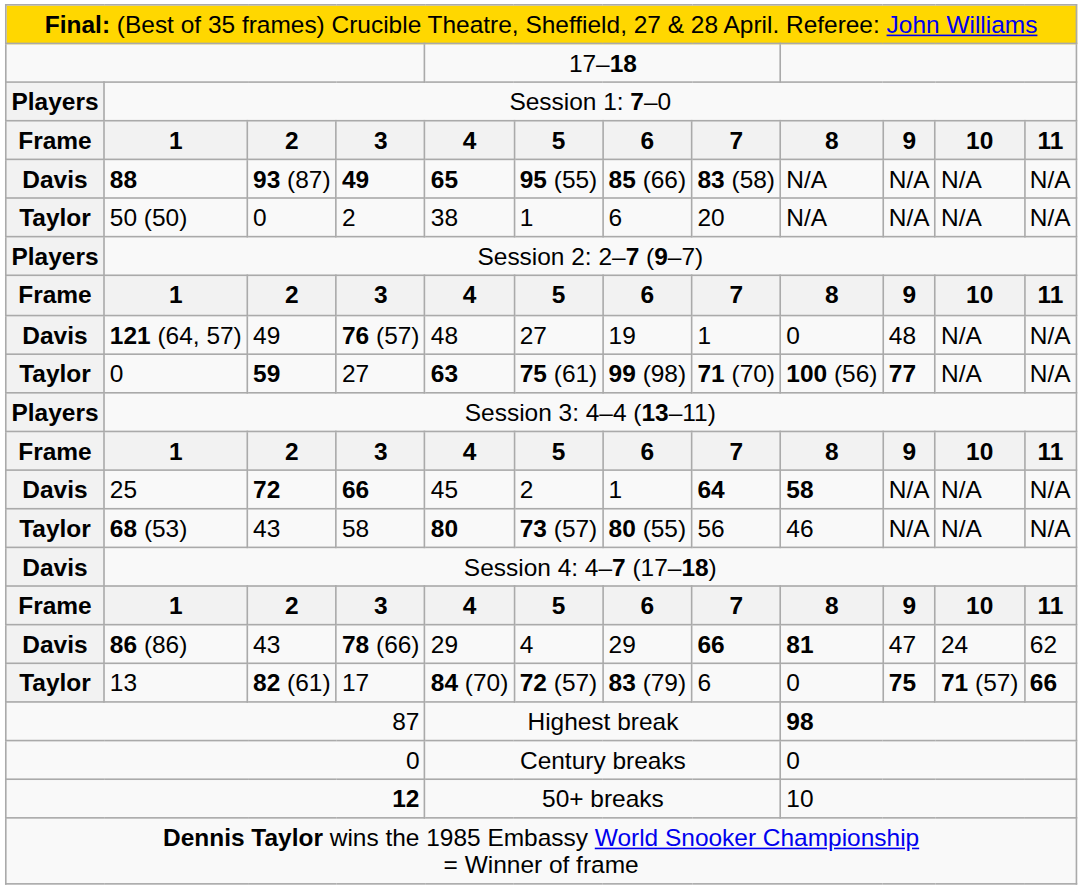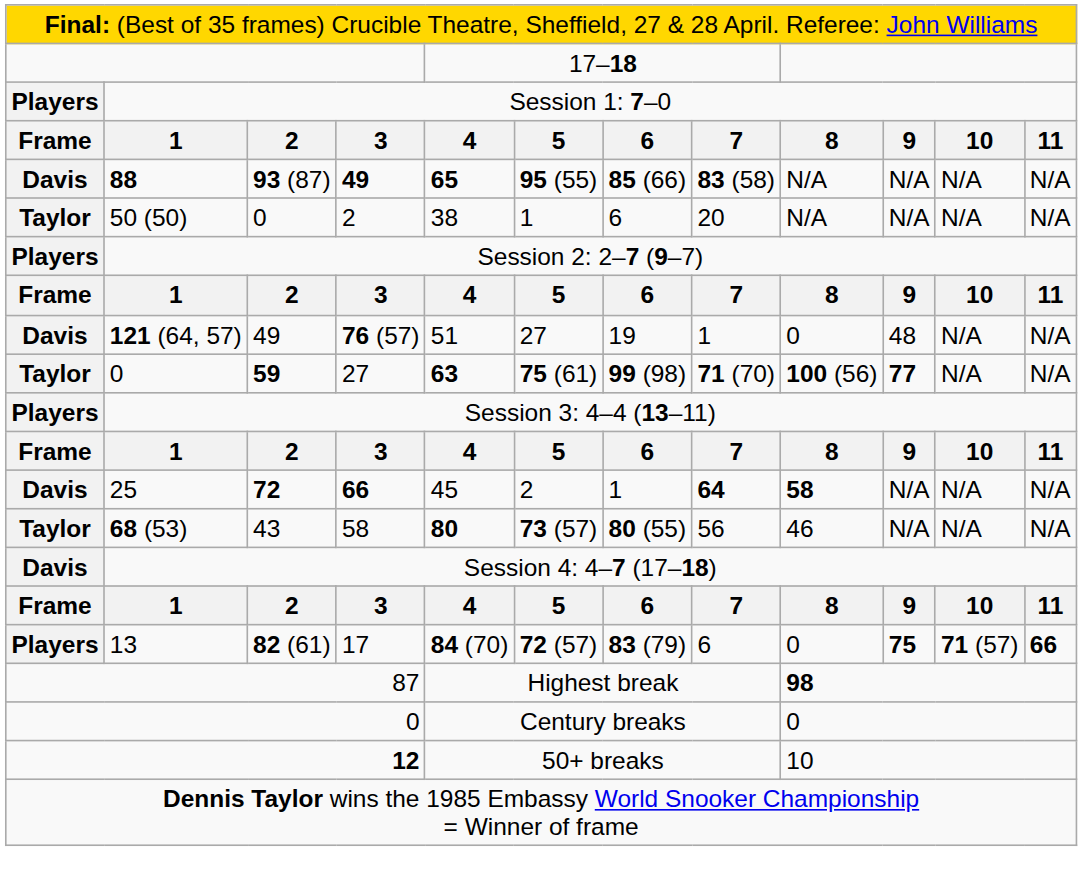(444, 334) 48 -> (444, 334) 51
- row: (381, 644)
(55, 683) Taylor -> (55, 644) Players
